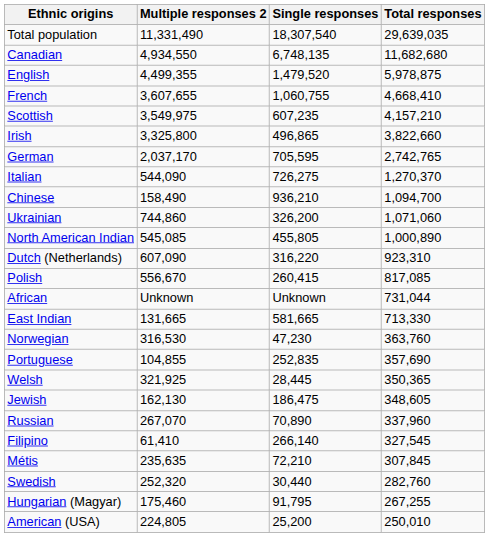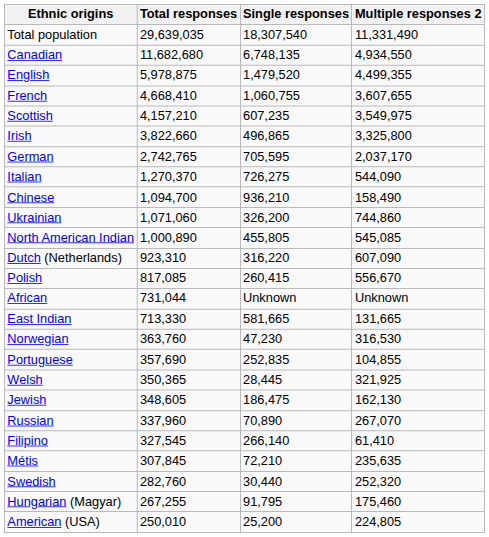columns swapped: (433, 14) <-> (203, 14)
